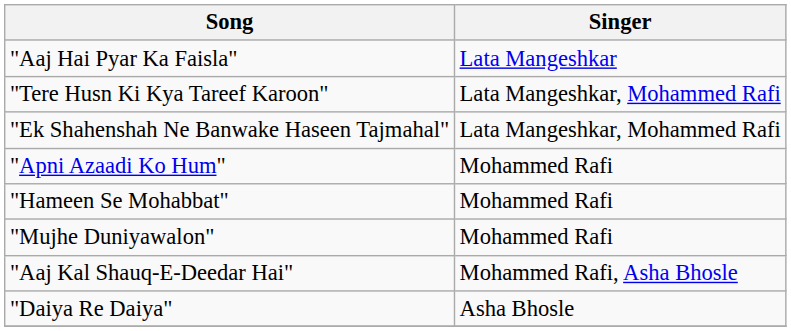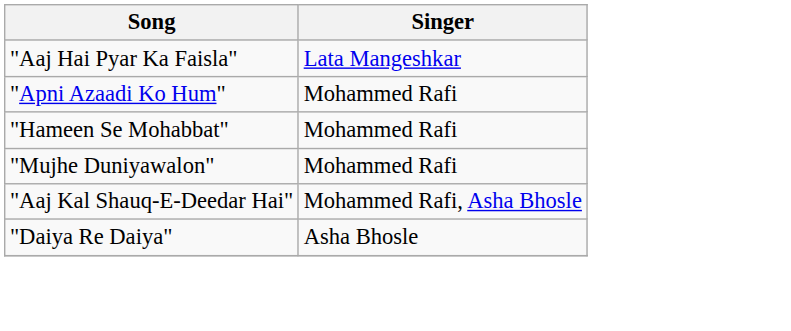- row: (169, 93)
- row: (230, 129)
